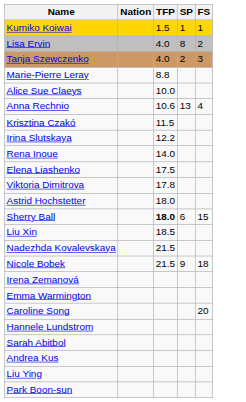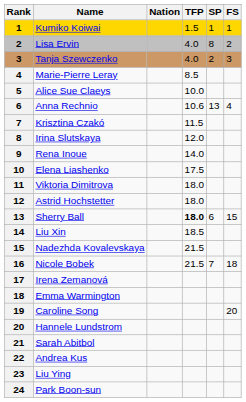+ column: (19, 12)
(163, 75) 8.8 -> (192, 75) 8.5
(165, 138) 12.2 -> (194, 138) 12.0
(165, 185) 17.8 -> (194, 185) 18.0
(182, 264) 9 -> (211, 264) 7
